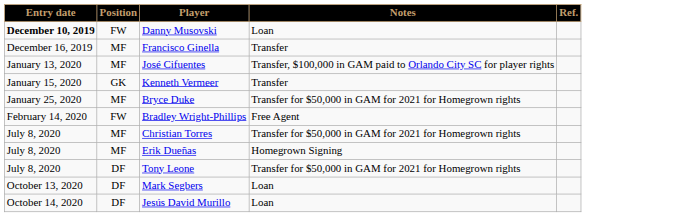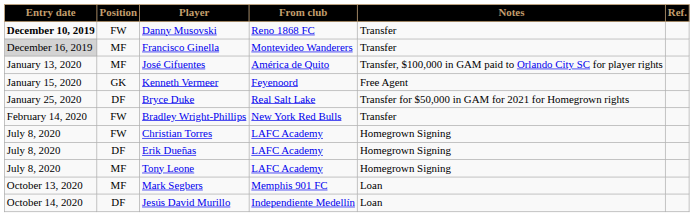+ column: (303, 13)
(263, 30) Loan -> (378, 30) Transfer
(50, 47) no background -> (50, 47) lightgrey background
(270, 82) Transfer -> (384, 82) Free Agent
(118, 99) MF -> (118, 99) DF
(275, 116) Free Agent -> (378, 116) Transfer
(118, 133) MF -> (118, 133) FW
(386, 133) Transfer for $50,000 in GAM for 2021 for Homegrown rights -> (405, 133) Homegrown Signing
(118, 151) MF -> (118, 151) DF
(118, 168) DF -> (118, 168) MF
(386, 168) Transfer for $50,000 in GAM for 2021 for Homegrown rights -> (405, 168) Homegrown Signing
(118, 185) DF -> (118, 185) MF
